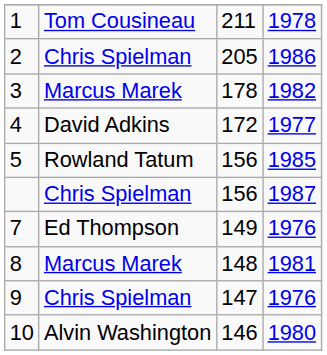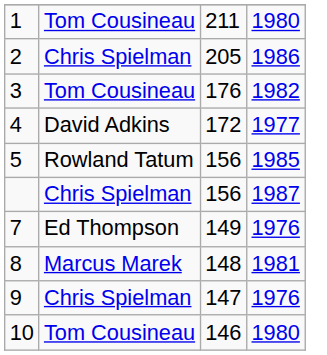(292, 21) 1978 -> (276, 21) 1980
(113, 90) Marcus Marek -> (120, 90) Tom Cousineau
(239, 90) 178 -> (223, 90) 176
(128, 332) Alvin Washington -> (120, 332) Tom Cousineau
